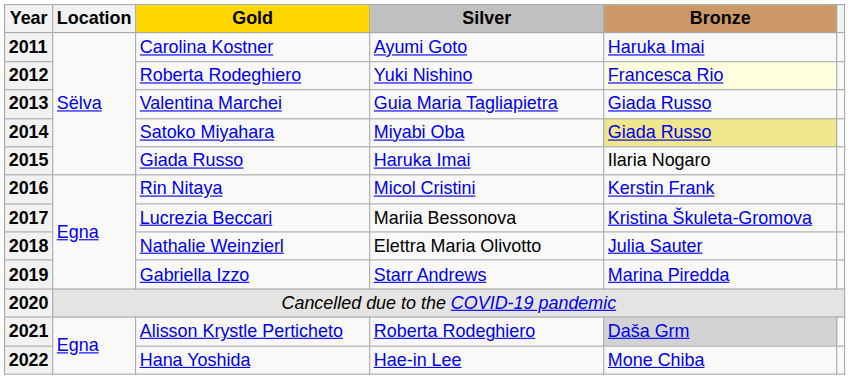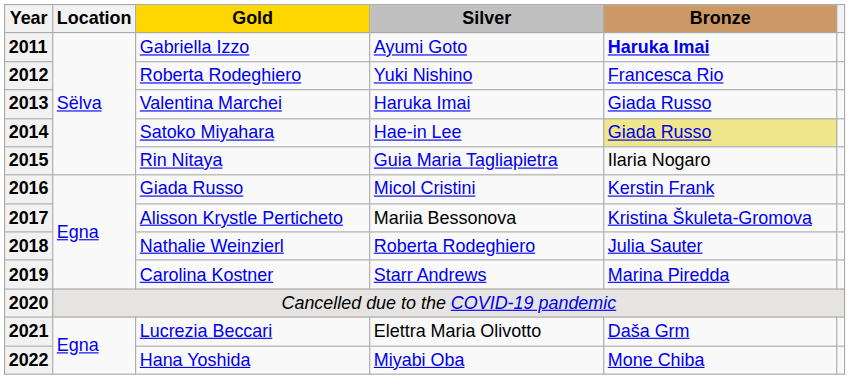(206, 47) Carolina Kostner -> (195, 47) Gabriella Izzo
(656, 47) normal -> (659, 47) bold
(666, 75) lightyellow background -> (666, 75) no background
(466, 103) Guia Maria Tagliapietra -> (422, 103) Haruka Imai
(419, 132) Miyabi Oba -> (418, 132) Hae-in Lee
(192, 160) Giada Russo -> (181, 160) Rin Nitaya
(422, 160) Haruka Imai -> (466, 160) Guia Maria Tagliapietra
(181, 189) Rin Nitaya -> (192, 189) Giada Russo
(206, 217) Lucrezia Beccari -> (241, 217) Alisson Krystle Perticheto
(457, 246) Elettra Maria Olivotto -> (455, 246) Roberta Rodeghiero
(195, 274) Gabriella Izzo -> (206, 274) Carolina Kostner
(241, 331) Alisson Krystle Perticheto -> (206, 331) Lucrezia Beccari
(455, 331) Roberta Rodeghiero -> (457, 331) Elettra Maria Olivotto
(649, 331) lightgrey background -> (649, 331) no background
(418, 359) Hae-in Lee -> (419, 359) Miyabi Oba
